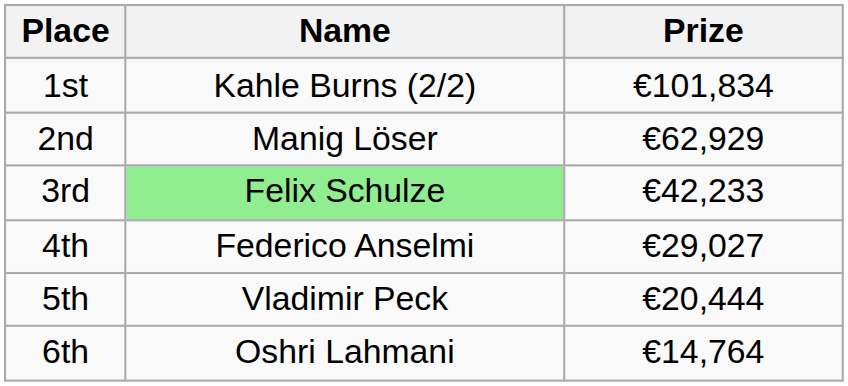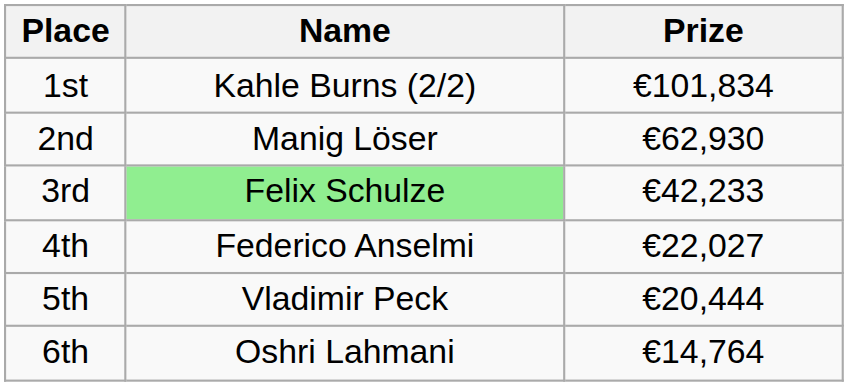(703, 138) €62,929 -> (703, 138) €62,930
(703, 245) €29,027 -> (703, 245) €22,027
